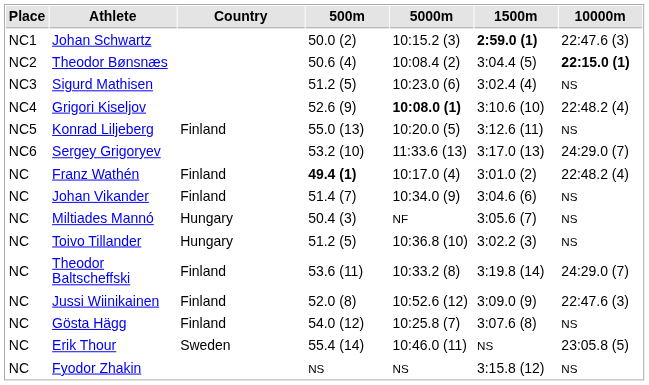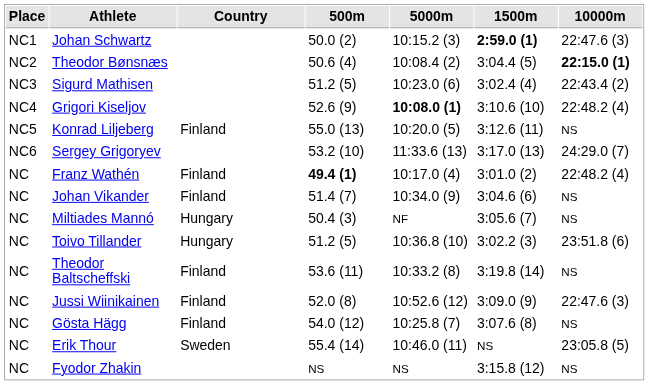(569, 85) NS -> (595, 85) 22:43.4 (2)
(569, 242) NS -> (595, 241) 23:51.8 (6)
(595, 271) 24:29.0 (7) -> (569, 272) NS
